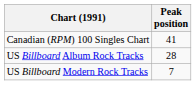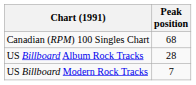(171, 39) 41 -> (171, 39) 68
